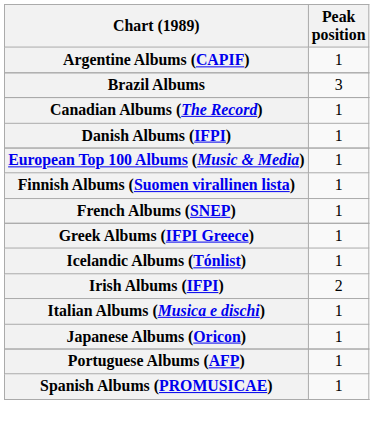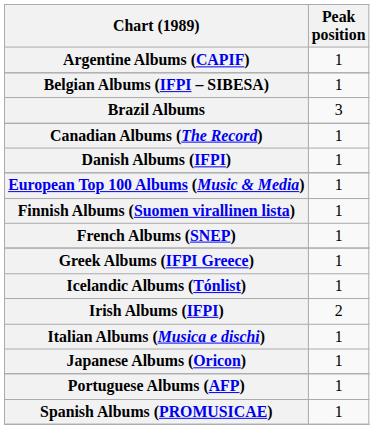+ row: (156, 85)
